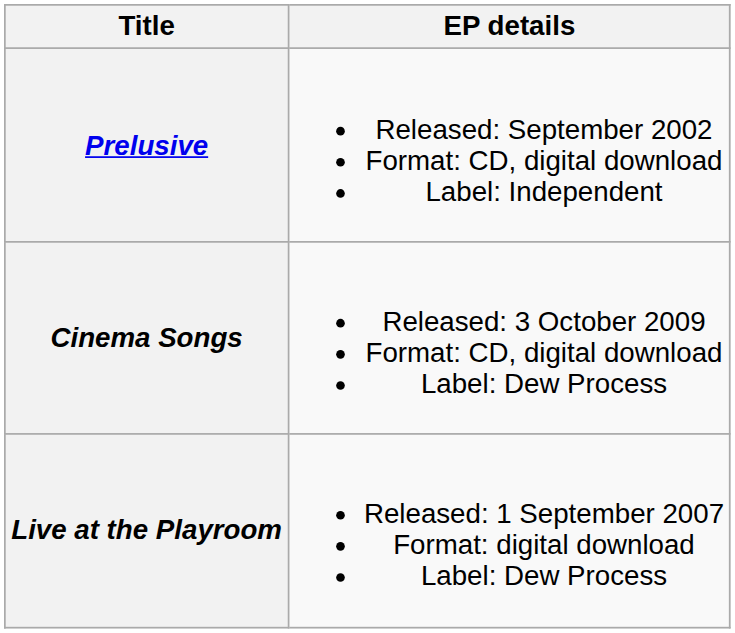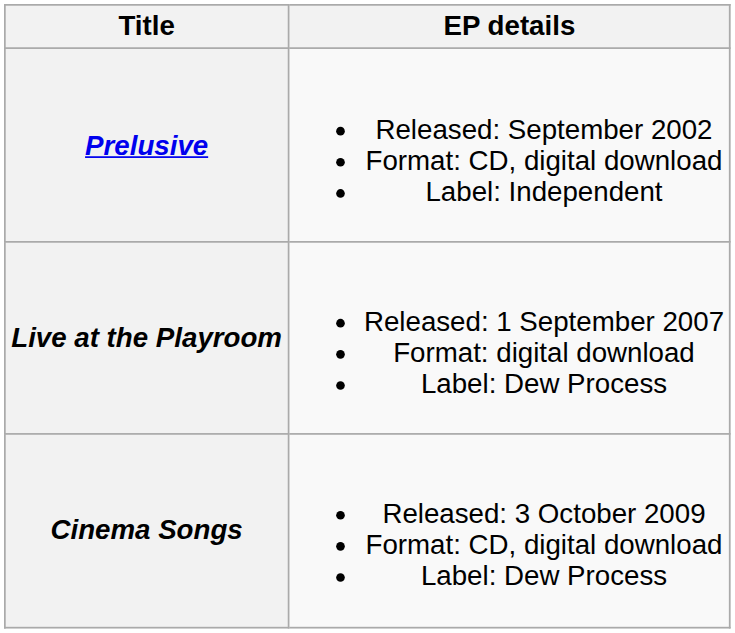rows swapped: (147, 530) <-> (147, 337)
